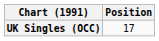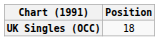(129, 28) 17 -> (129, 28) 18
